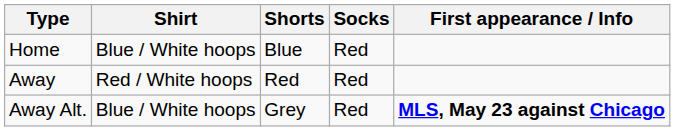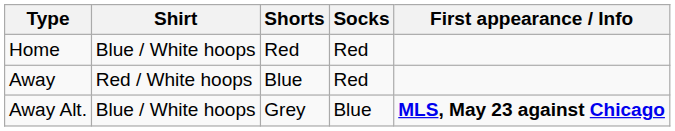(283, 49) Blue -> (282, 49) Red
(282, 79) Red -> (283, 79) Blue
(351, 110) Red -> (352, 110) Blue
